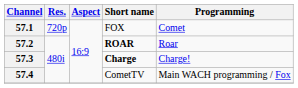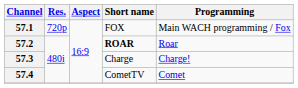(172, 28) Comet -> (225, 28) Main WACH programming / Fox
(120, 59) bold -> (119, 59) normal
(225, 75) Main WACH programming / Fox -> (172, 75) Comet
